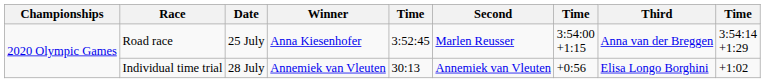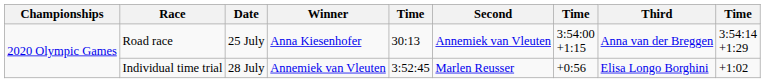(411, 41) 3:52:45 -> (406, 41) 30:13
(475, 41) Marlen Reusser -> (493, 41) Annemiek van Vleuten
(406, 68) 30:13 -> (411, 68) 3:52:45
(493, 68) Annemiek van Vleuten -> (475, 68) Marlen Reusser
